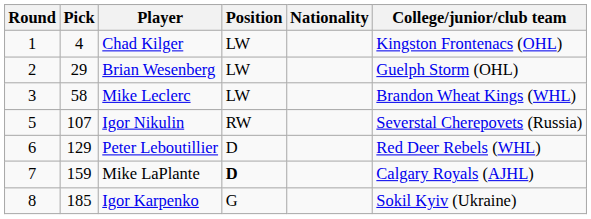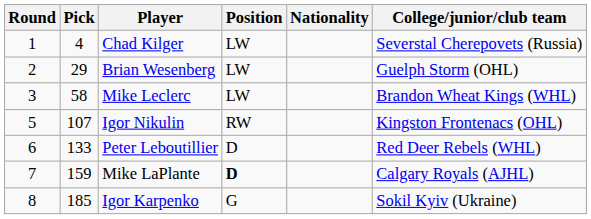(469, 43) Kingston Frontenacs (OHL) -> (479, 43) Severstal Cherepovets (Russia)
(479, 122) Severstal Cherepovets (Russia) -> (469, 122) Kingston Frontenacs (OHL)
(79, 148) 129 -> (79, 148) 133
